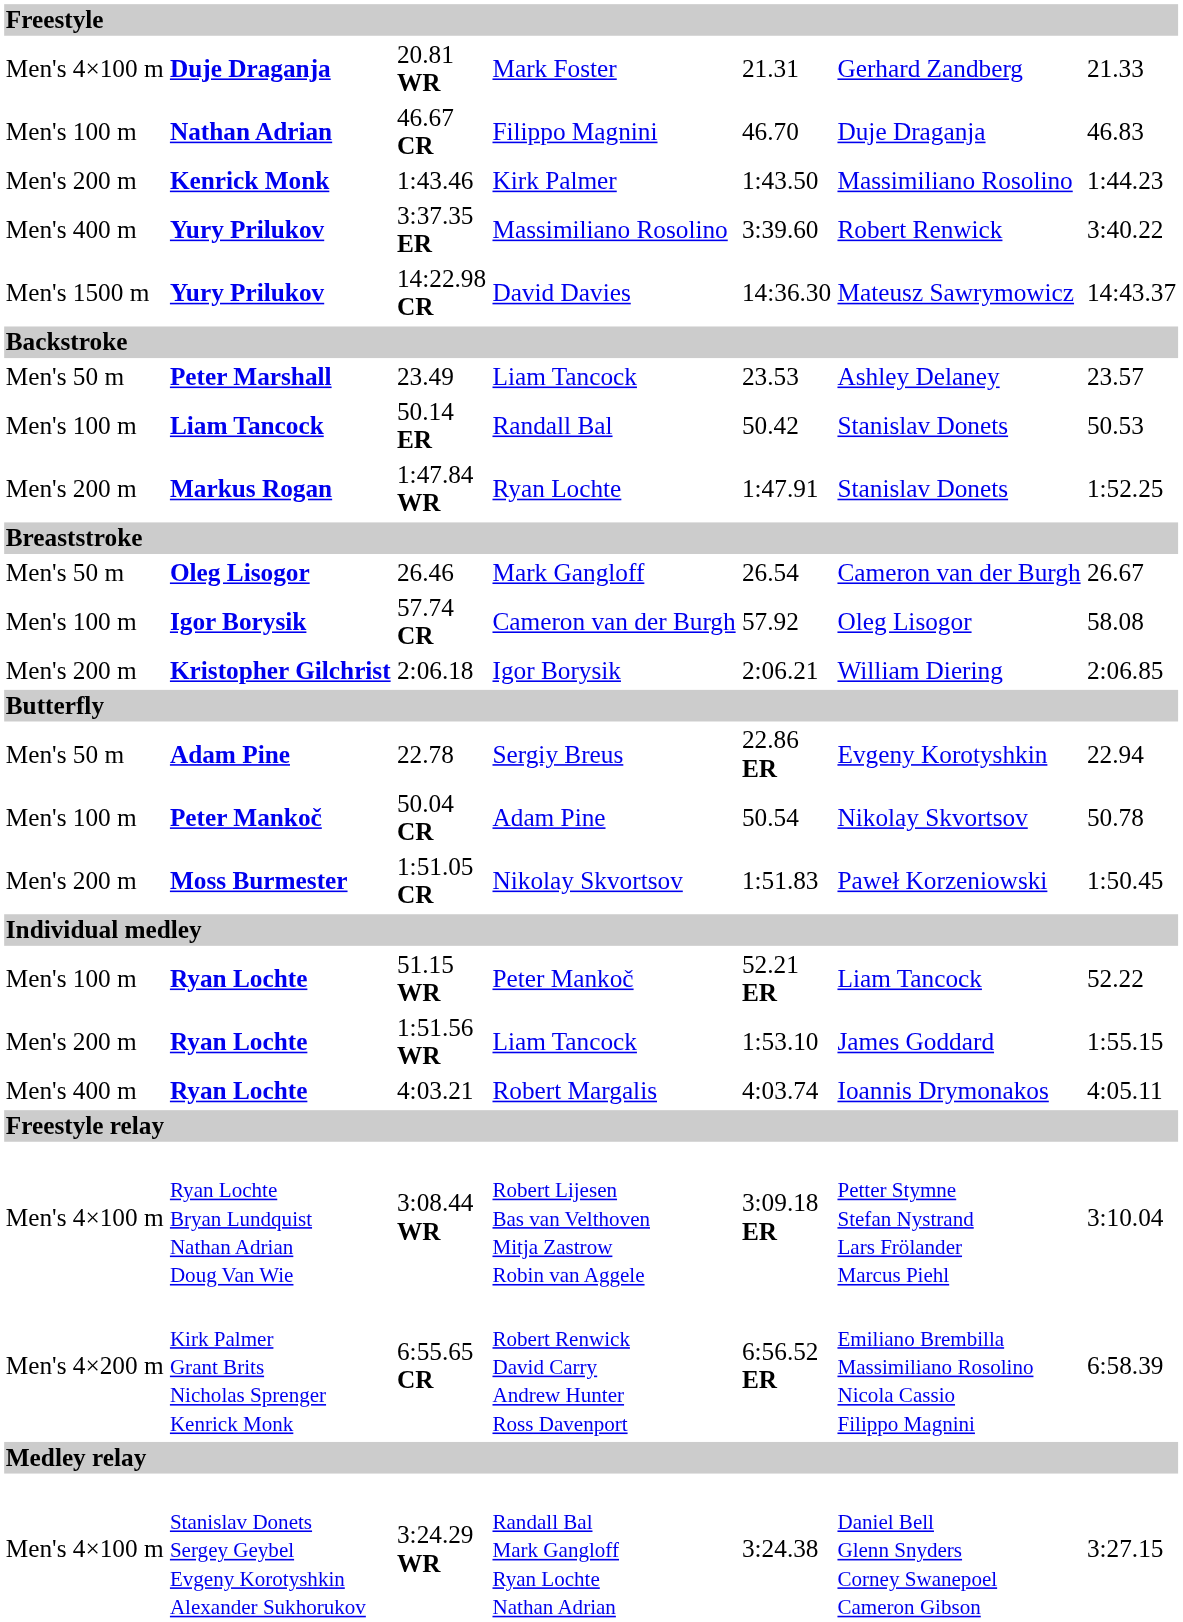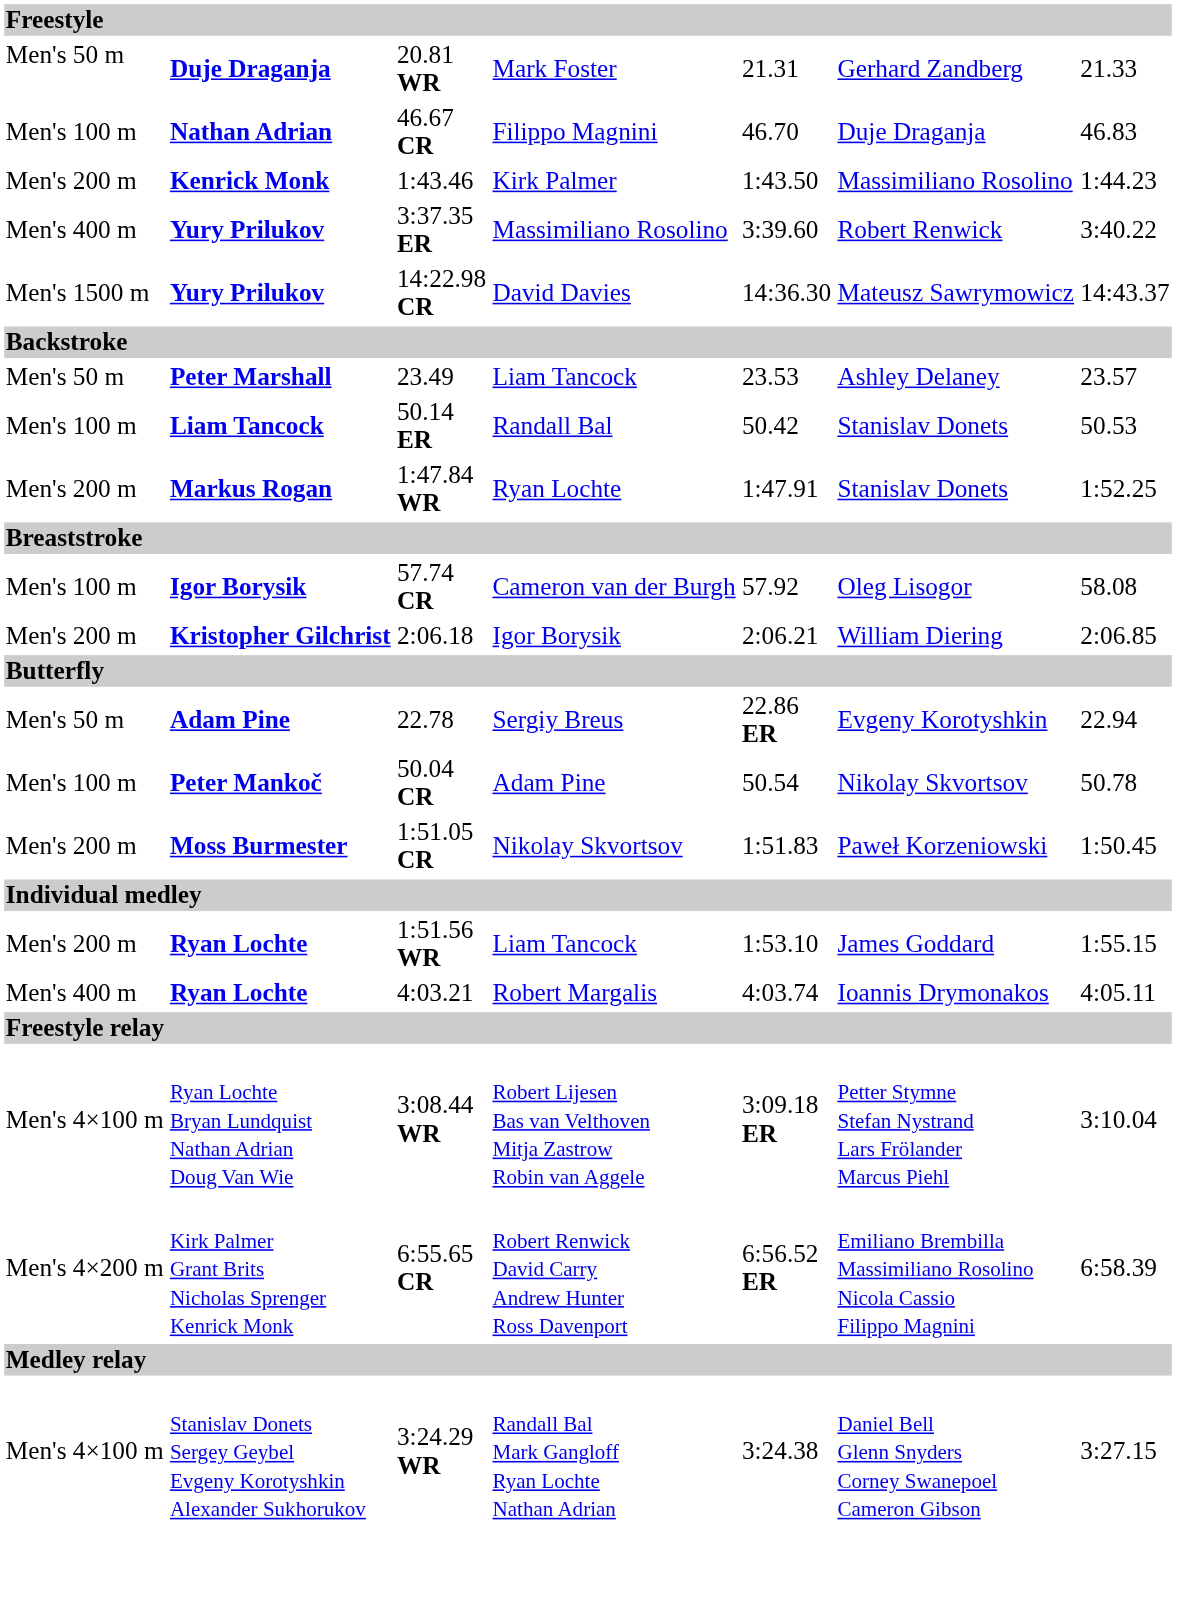(85, 68) Men's 4×100 m -> (65, 68) Men's 50 m
- row: (425, 572)
- row: (425, 978)
